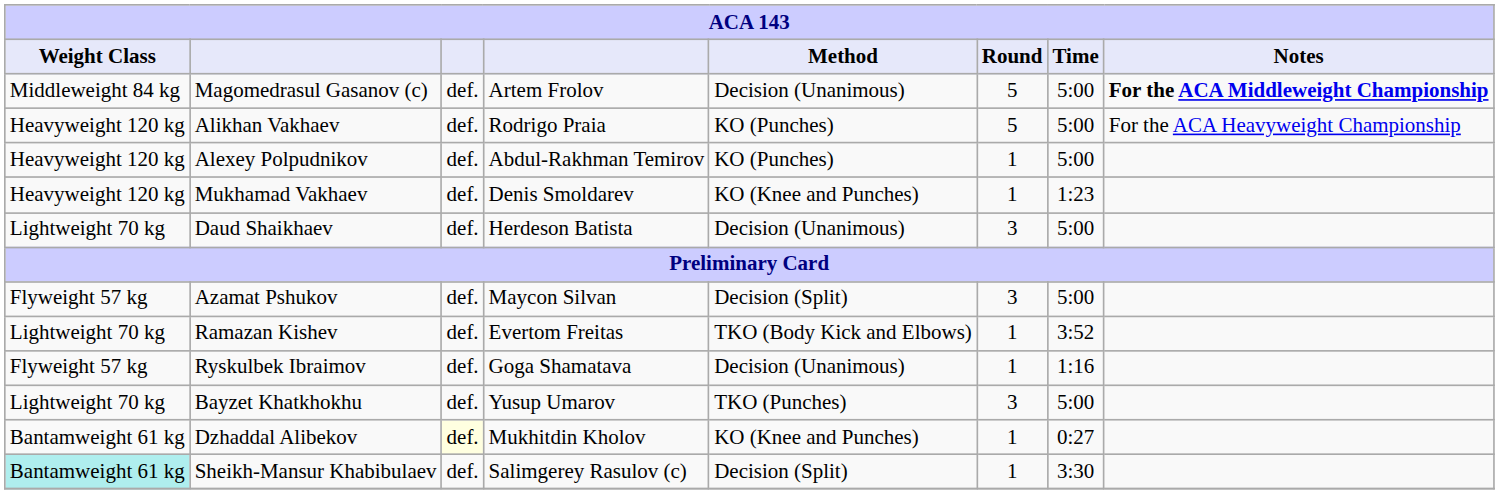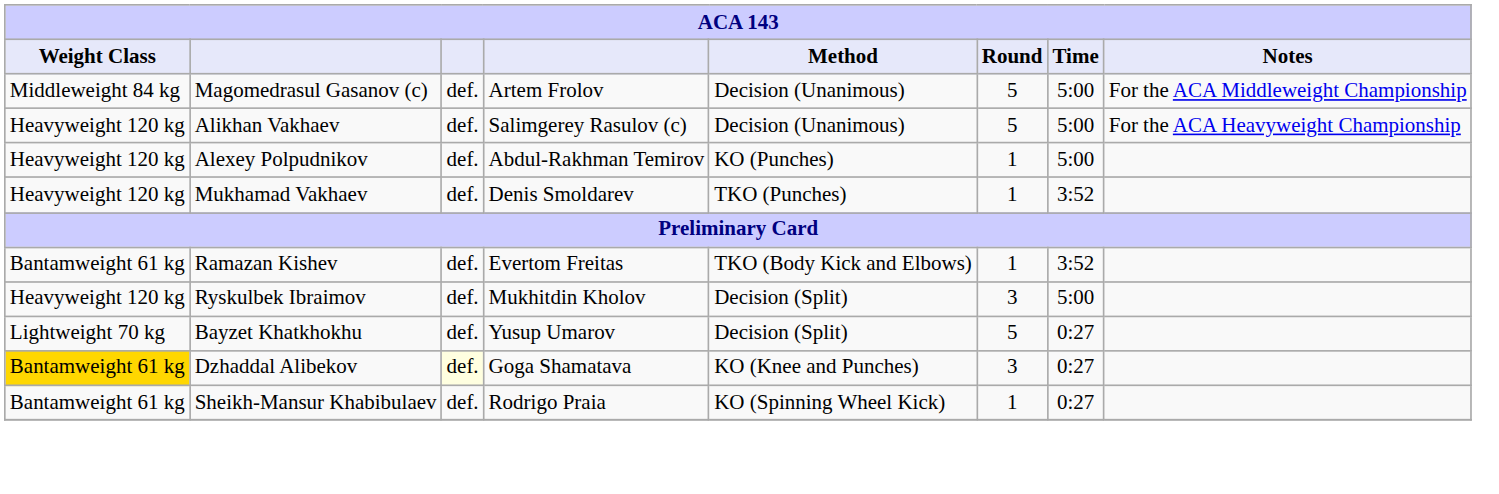(1299, 90) bold -> (1288, 90) normal
(547, 125) Rodrigo Praia -> (588, 125) Salimgerey Rasulov (c)
(774, 125) KO (Punches) -> (809, 125) Decision (Unanimous)
(816, 194) KO (Knee and Punches) -> (780, 194) TKO (Punches)
(1076, 194) 1:23 -> (1076, 194) 3:52
- row: (264, 229)
- row: (266, 298)
(87, 332) Lightweight 70 kg -> (97, 263) Bantamweight 61 kg
(79, 367) Flyweight 57 kg -> (97, 298) Heavyweight 120 kg
(560, 367) Goga Shamatava -> (567, 298) Mukhitdin Kholov
(809, 367) Decision (Unanimous) -> (781, 298) Decision (Split)
(1012, 367) 1 -> (1012, 298) 3
(1076, 367) 1:16 -> (1076, 298) 5:00
(780, 402) TKO (Punches) -> (781, 332) Decision (Split)
(1012, 402) 3 -> (1012, 332) 5
(1076, 402) 5:00 -> (1076, 332) 0:27
(97, 436) no background -> (97, 367) gold background
(567, 436) Mukhitdin Kholov -> (560, 367) Goga Shamatava
(1012, 436) 1 -> (1012, 367) 3
(97, 471) paleturquoise background -> (97, 402) no background
(588, 471) Salimgerey Rasulov (c) -> (547, 402) Rodrigo Praia
(781, 471) Decision (Split) -> (830, 402) KO (Spinning Wheel Kick)
(1076, 471) 3:30 -> (1076, 402) 0:27
